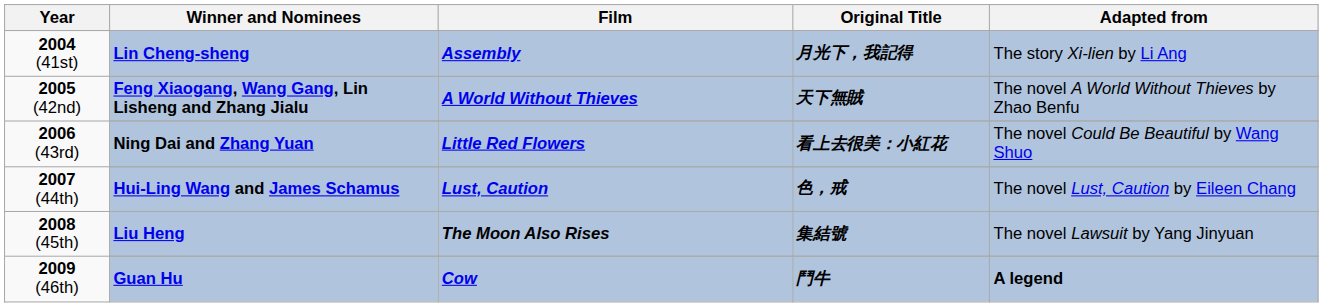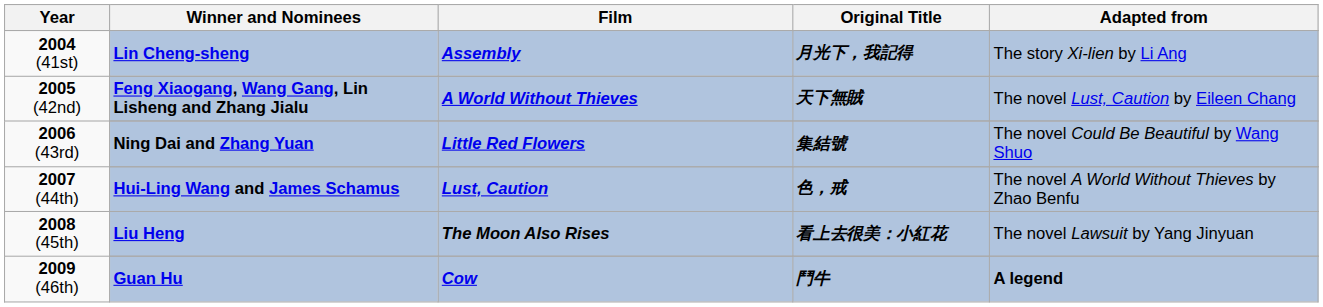(1135, 98) The novel A World Without Thieves by Zhao Benfu -> (1145, 98) The novel Lust, Caution by Eileen Chang
(871, 143) 看上去很美：小紅花 -> (821, 143) 集結號
(1145, 188) The novel Lust, Caution by Eileen Chang -> (1135, 188) The novel A World Without Thieves by Zhao Benfu
(821, 233) 集結號 -> (871, 233) 看上去很美：小紅花
